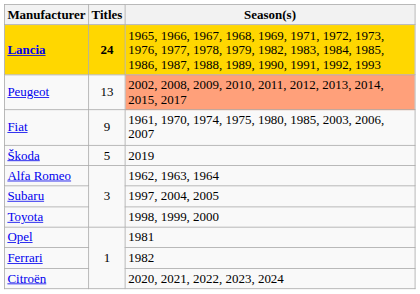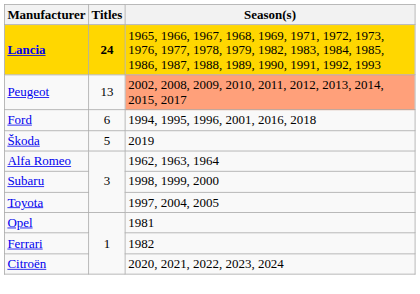- row: (17, 127)
+ row: (20, 120)
(174, 196) 1997, 2004, 2005 -> (174, 181) 1998, 1999, 2000
(174, 216) 1998, 1999, 2000 -> (174, 202) 1997, 2004, 2005
